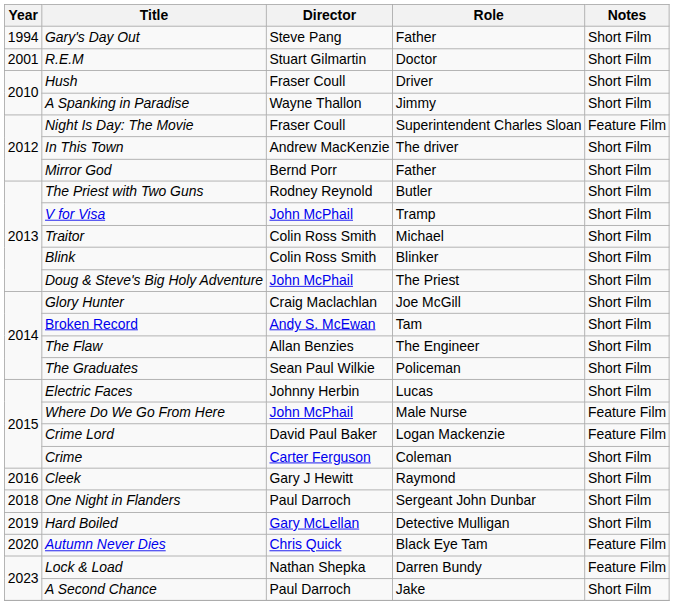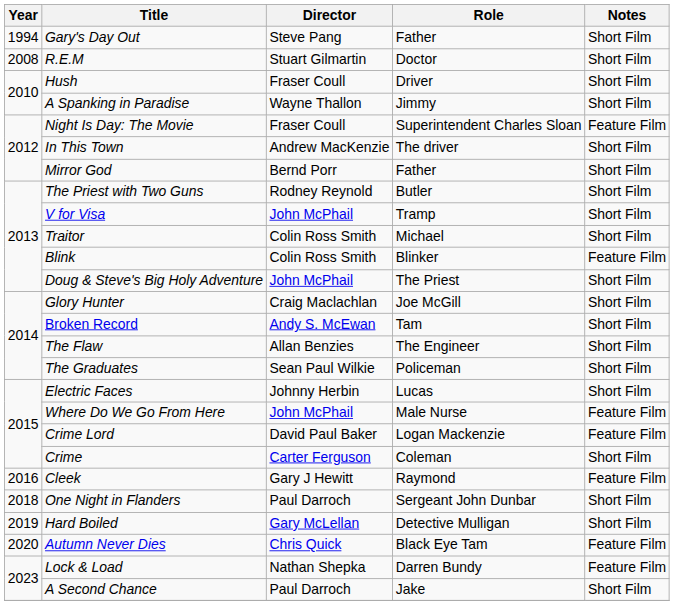(23, 59) 2001 -> (23, 59) 2008
(620, 258) Short Film -> (627, 258) Feature Film
(620, 479) Short Film -> (627, 479) Feature Film
